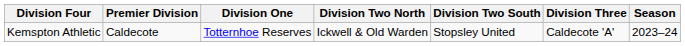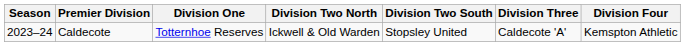columns swapped: (655, 13) <-> (54, 13)
